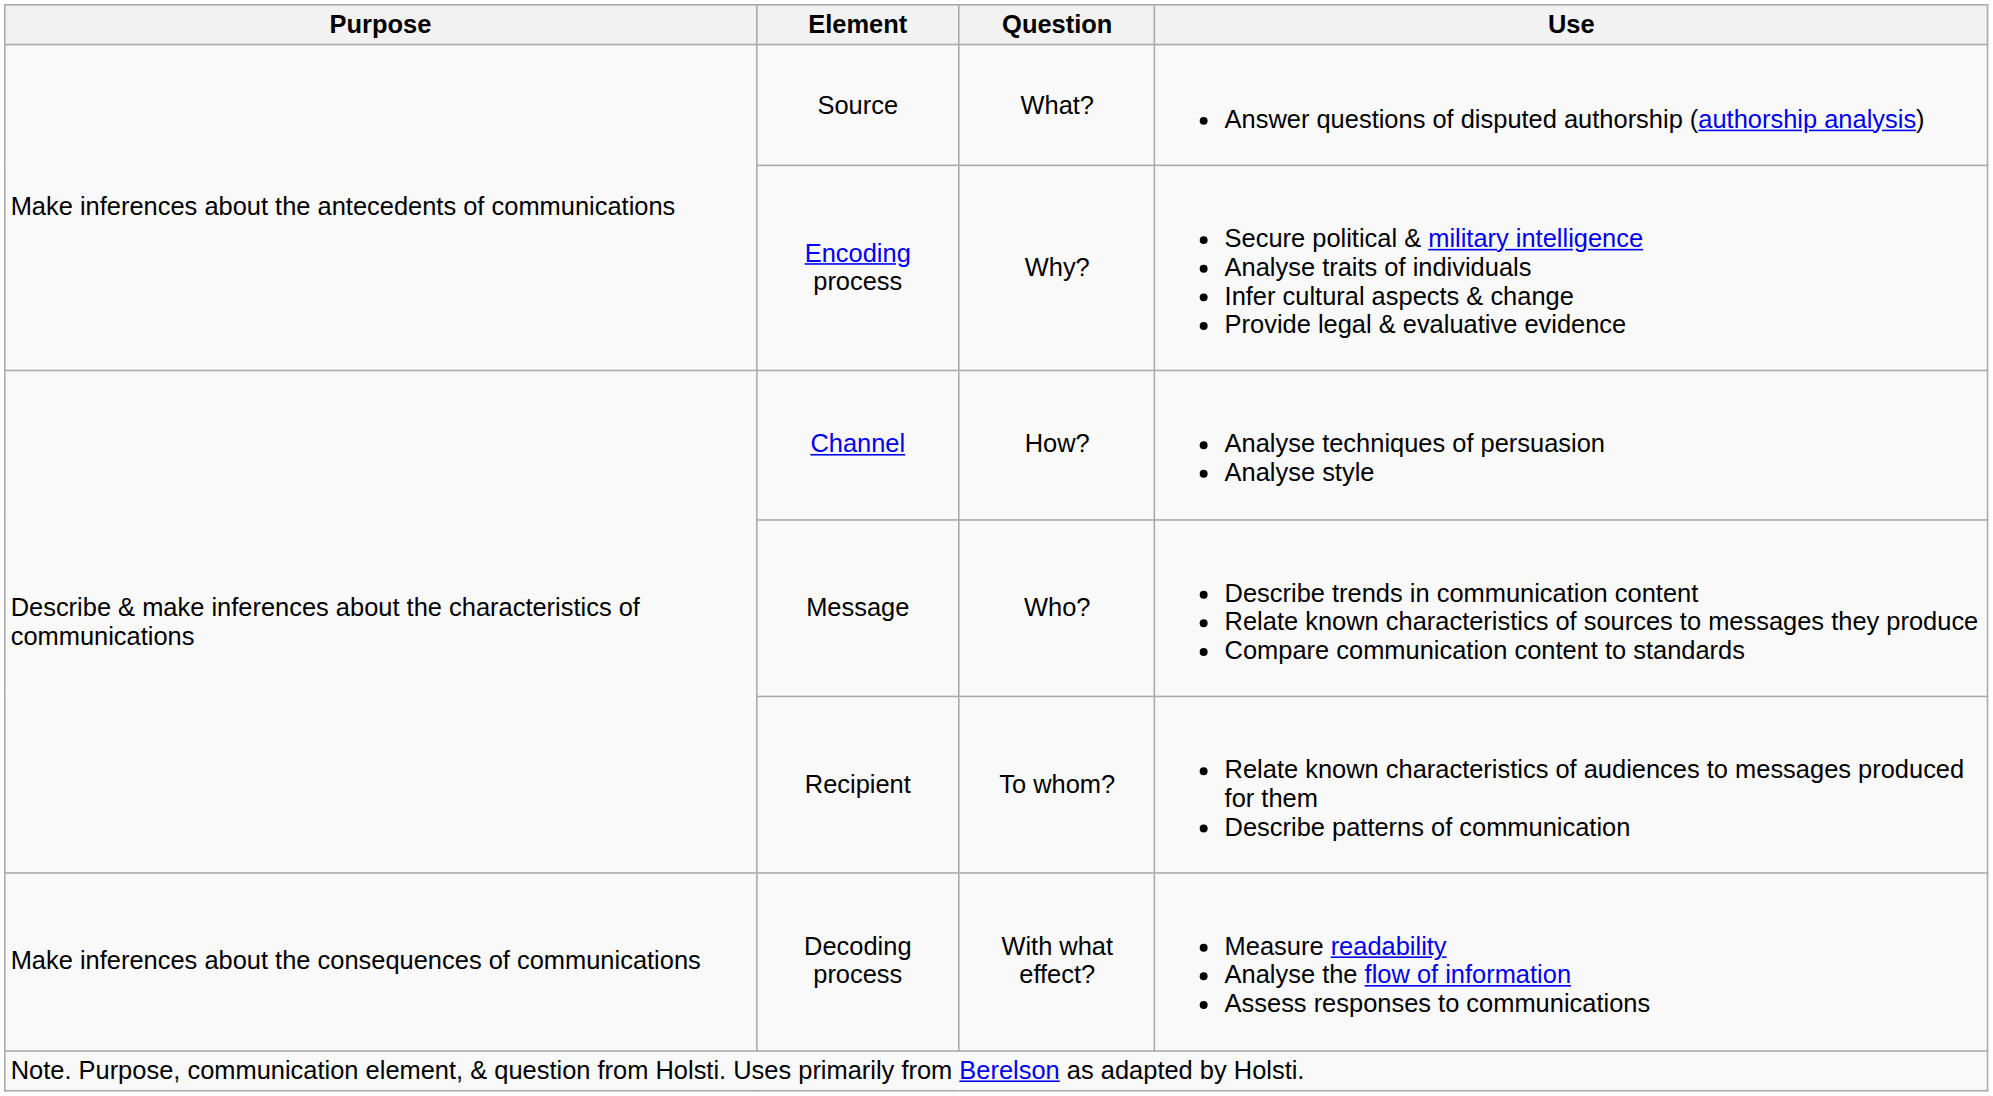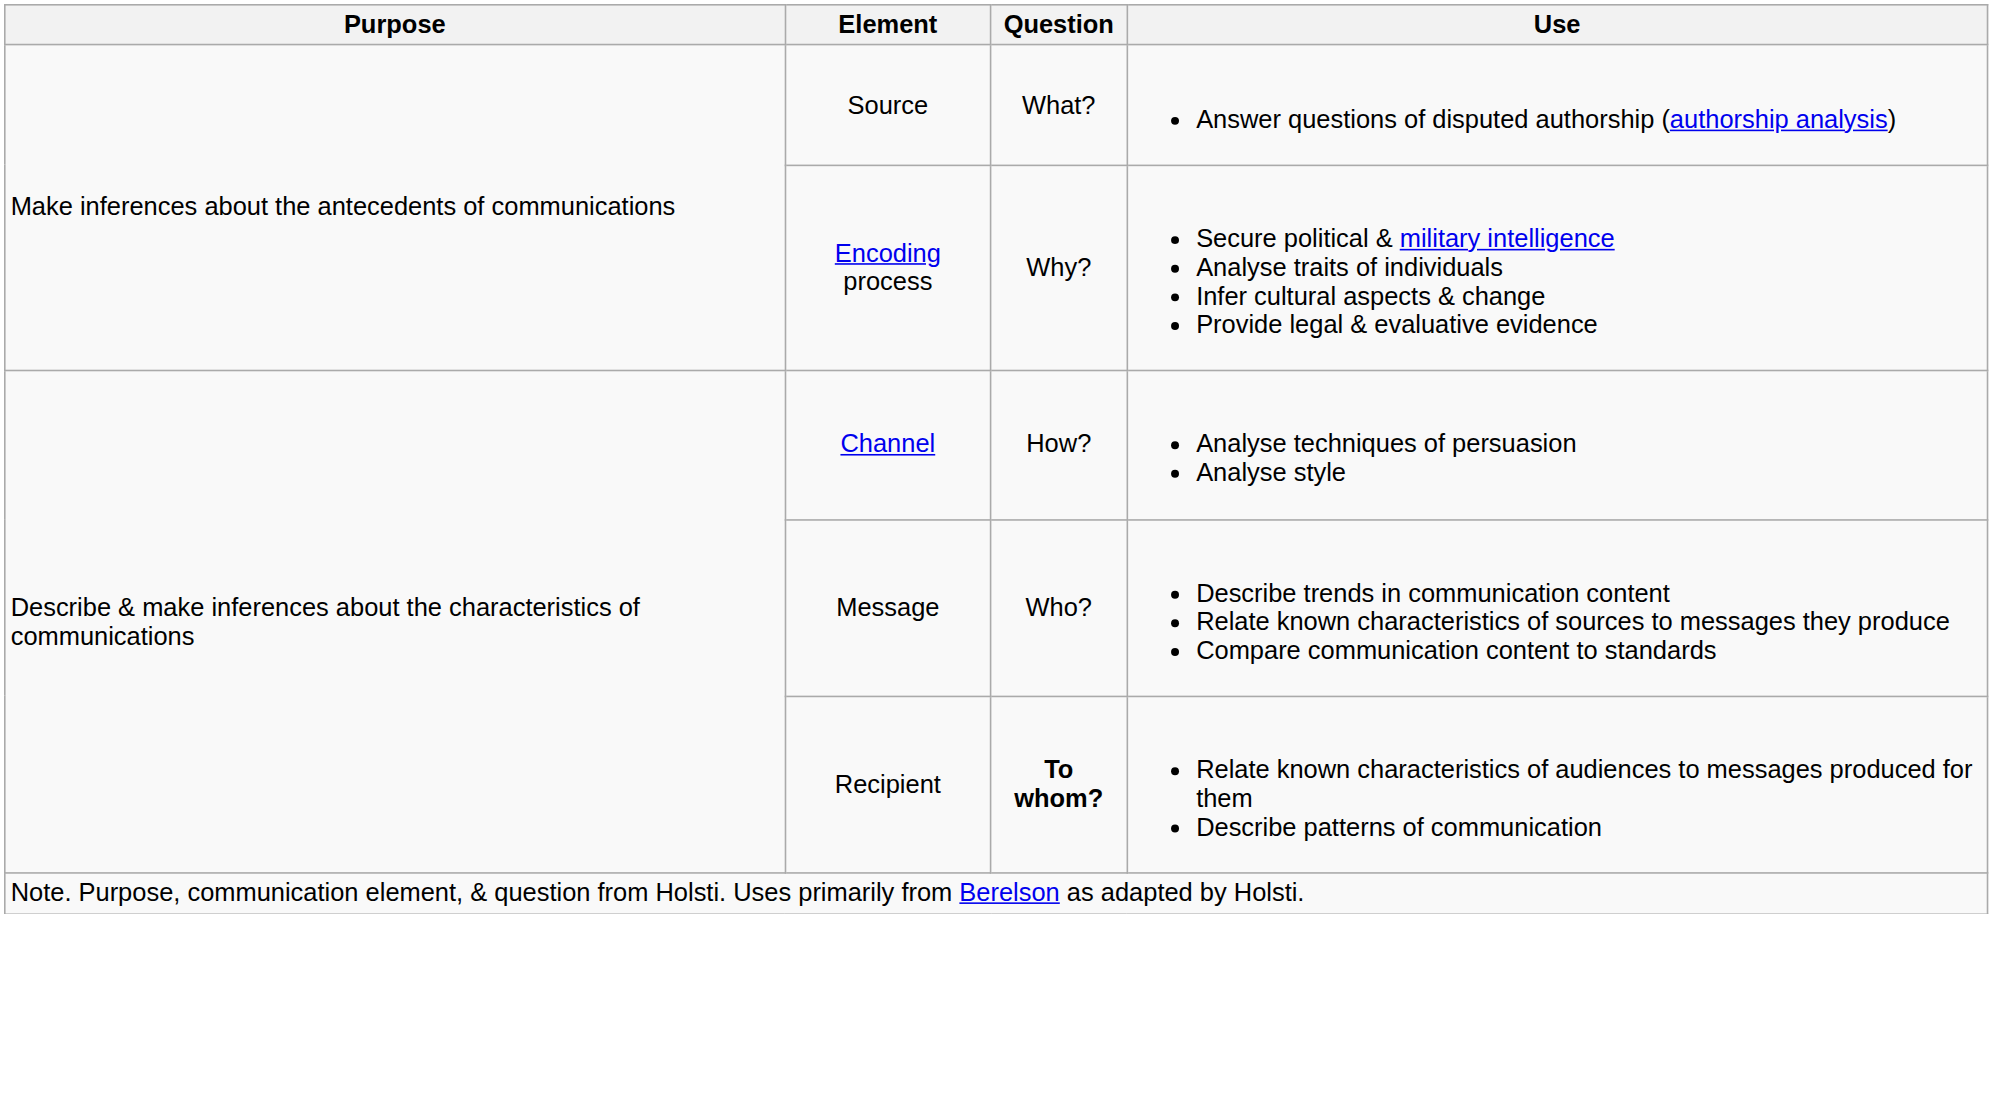(1057, 784) normal -> (1059, 784) bold
- row: (858, 961)
